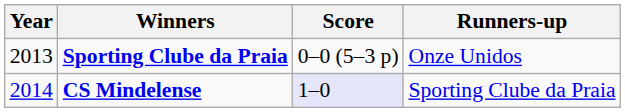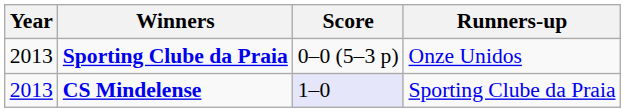(31, 90) 2014 -> (31, 90) 2013
